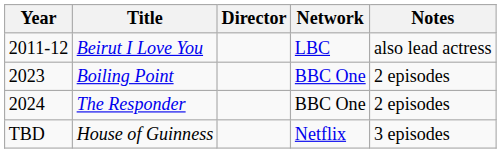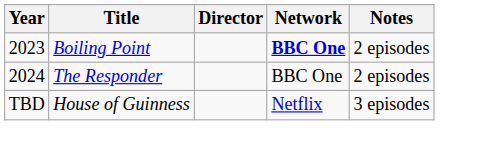- row: (140, 47)
(330, 76) normal -> (308, 47) bold
